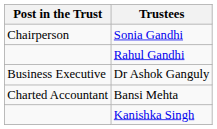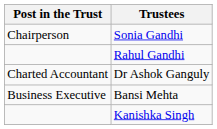(57, 74) Business Executive -> (58, 74) Charted Accountant
(58, 94) Charted Accountant -> (57, 94) Business Executive
